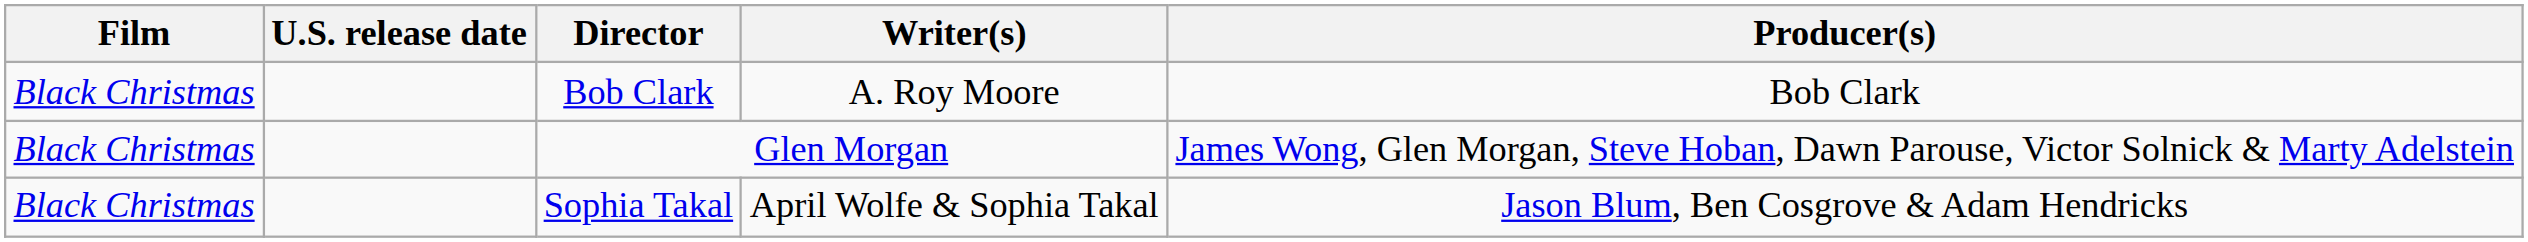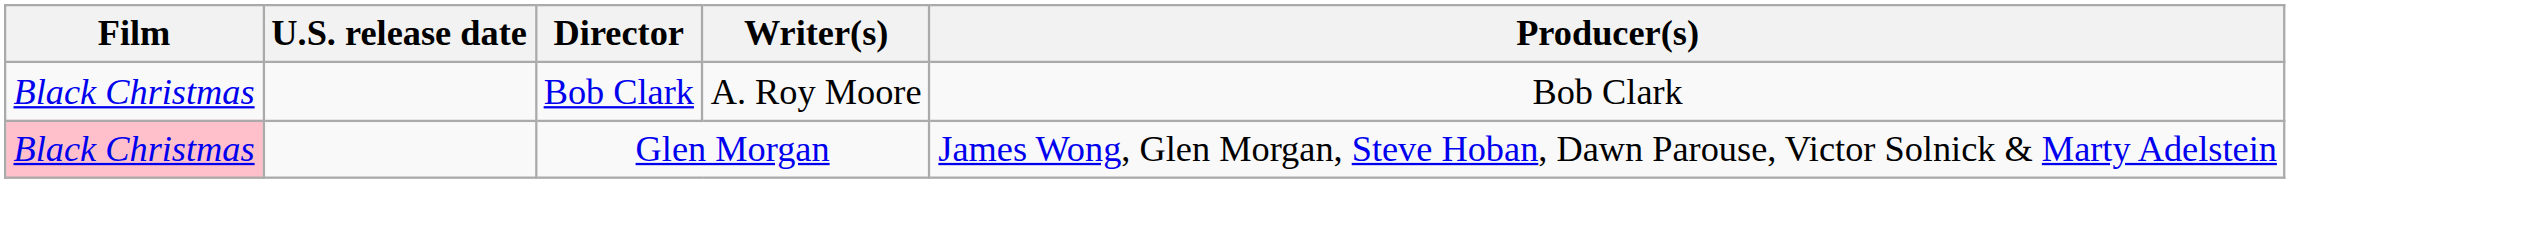(134, 148) no background -> (134, 148) pink background
- row: (638, 206)
